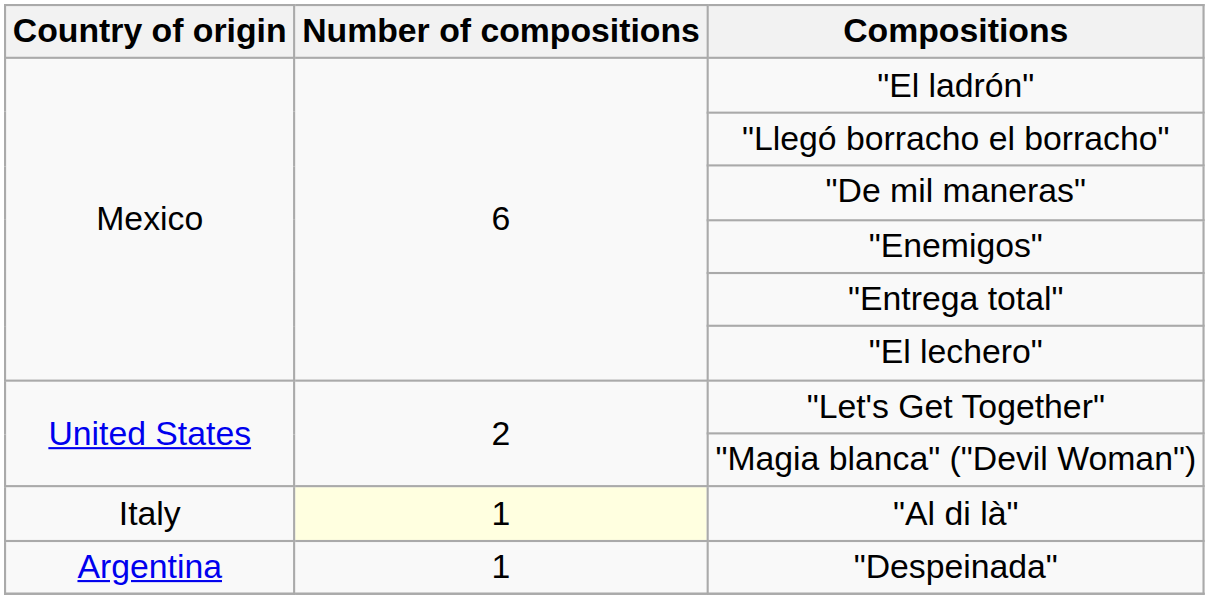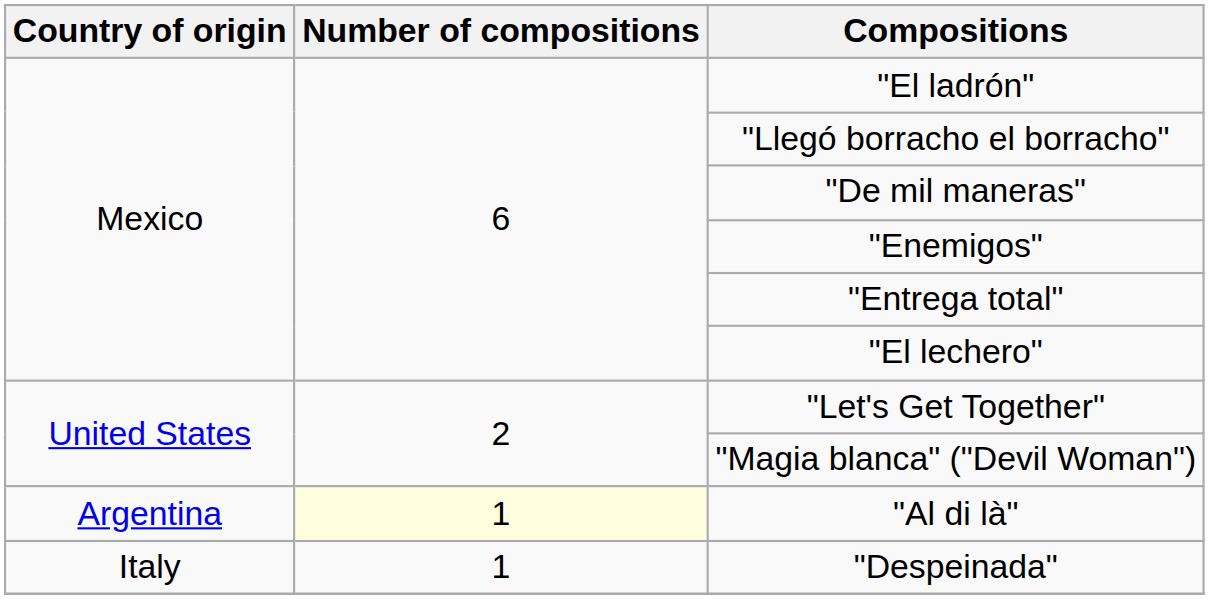(150, 513) Italy -> (150, 513) Argentina
(150, 566) Argentina -> (150, 566) Italy
